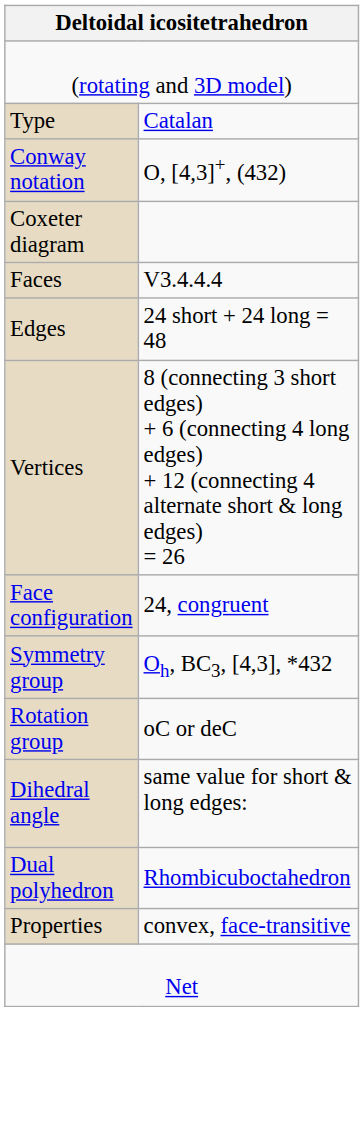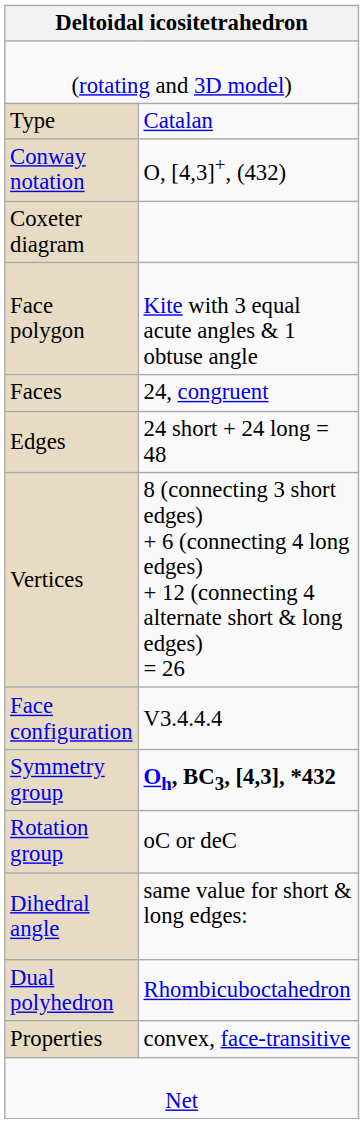+ row: (47, 318)
(183, 280) V3.4.4.4 -> (206, 392) 24, congruent
(206, 605) 24, congruent -> (183, 718) V3.4.4.4
(238, 667) normal -> (240, 779) bold
